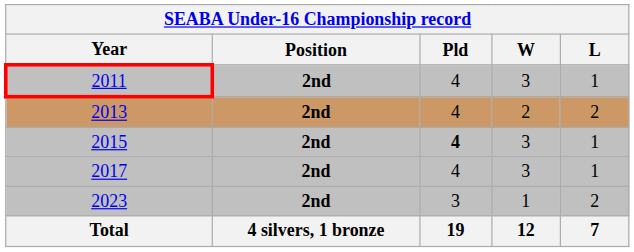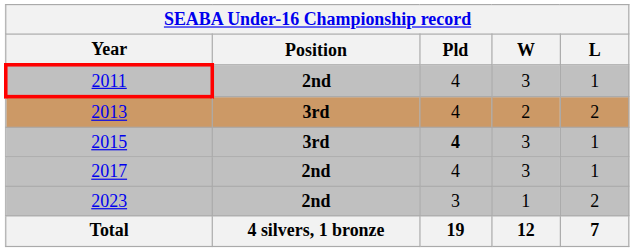(316, 112) 2nd -> (316, 112) 3rd
(316, 142) 2nd -> (316, 142) 3rd
